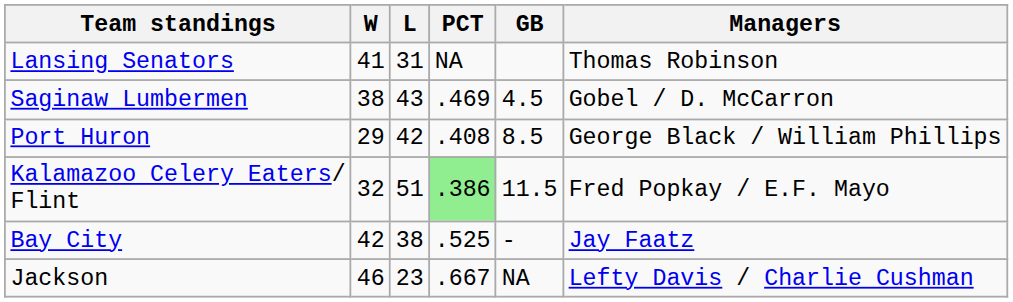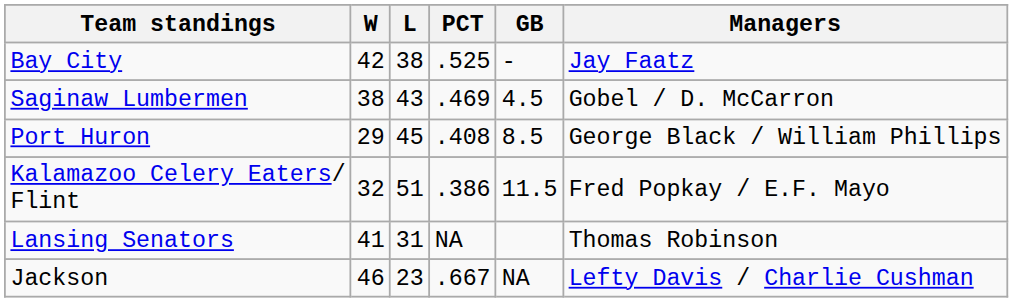rows swapped: (66, 240) <-> (122, 62)
(410, 138) 42 -> (410, 138) 45
(463, 189) lightgreen background -> (463, 189) no background
